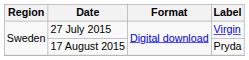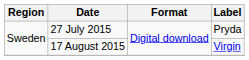(227, 30) Virgin -> (228, 30) Pryda
(228, 47) Pryda -> (227, 47) Virgin
